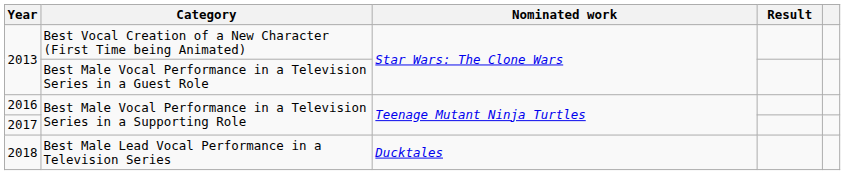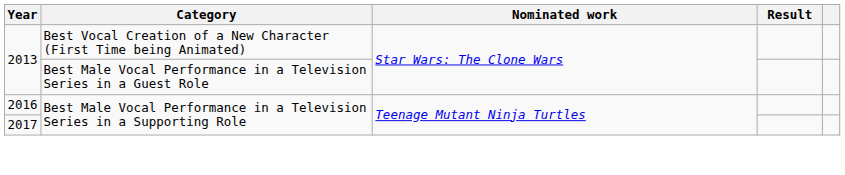- row: (22, 152)
